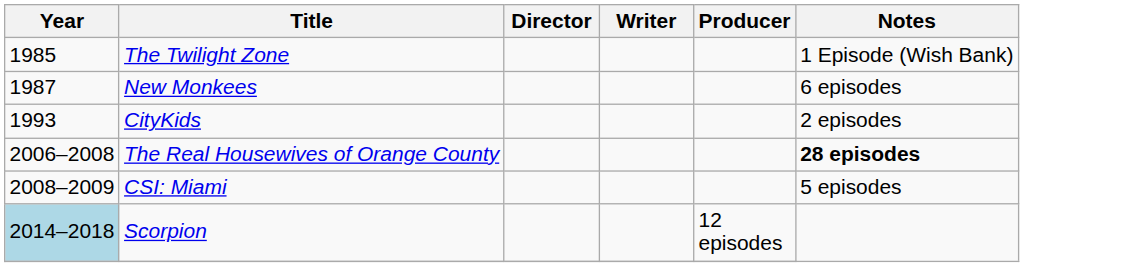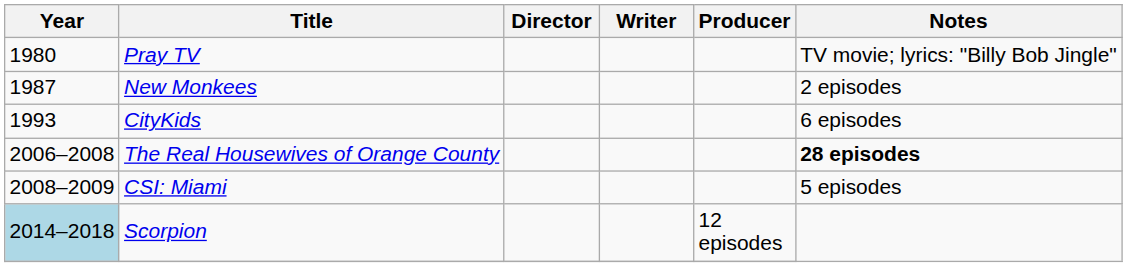+ row: (162, 54)
- row: (207, 54)
(851, 87) 6 episodes -> (851, 87) 2 episodes
(851, 120) 2 episodes -> (851, 120) 6 episodes
